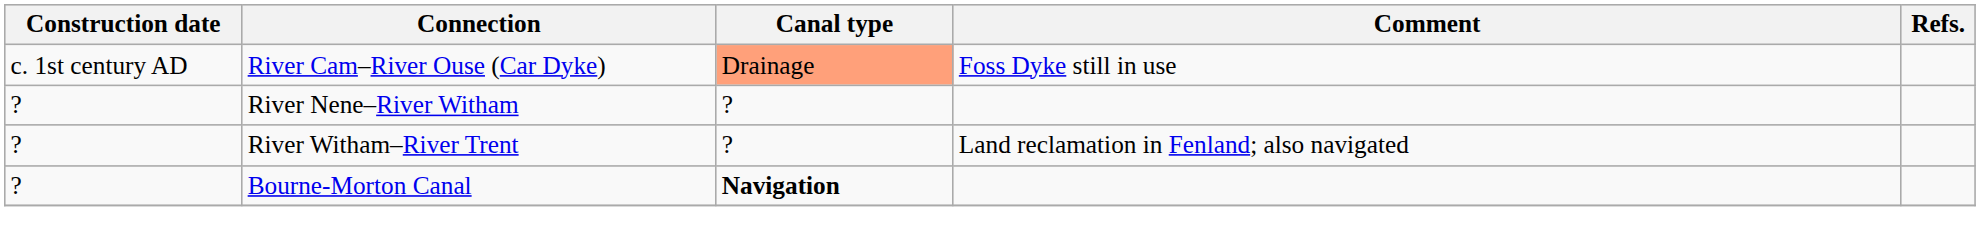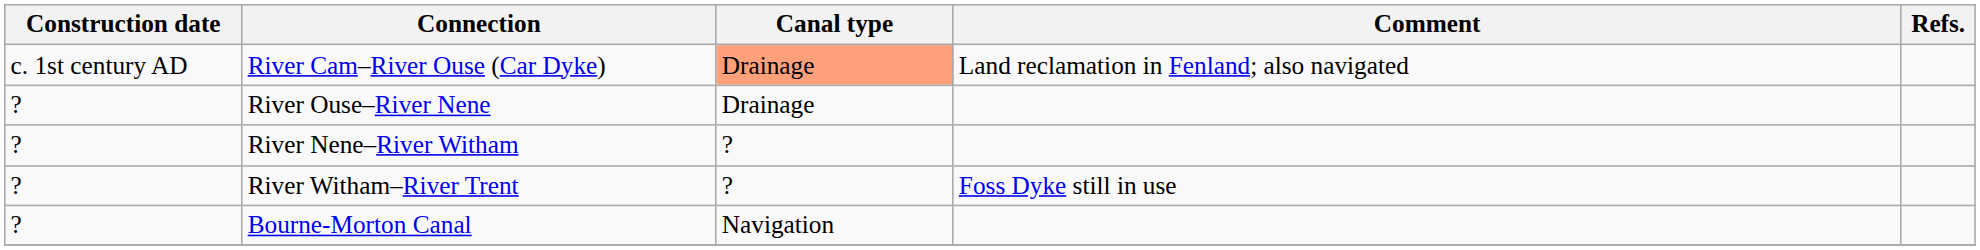(1068, 64) Foss Dyke still in use -> (1184, 64) Land reclamation in Fenland; also navigated
+ row: (369, 104)
(1184, 144) Land reclamation in Fenland; also navigated -> (1068, 184) Foss Dyke still in use
(781, 184) bold -> (778, 225) normal
